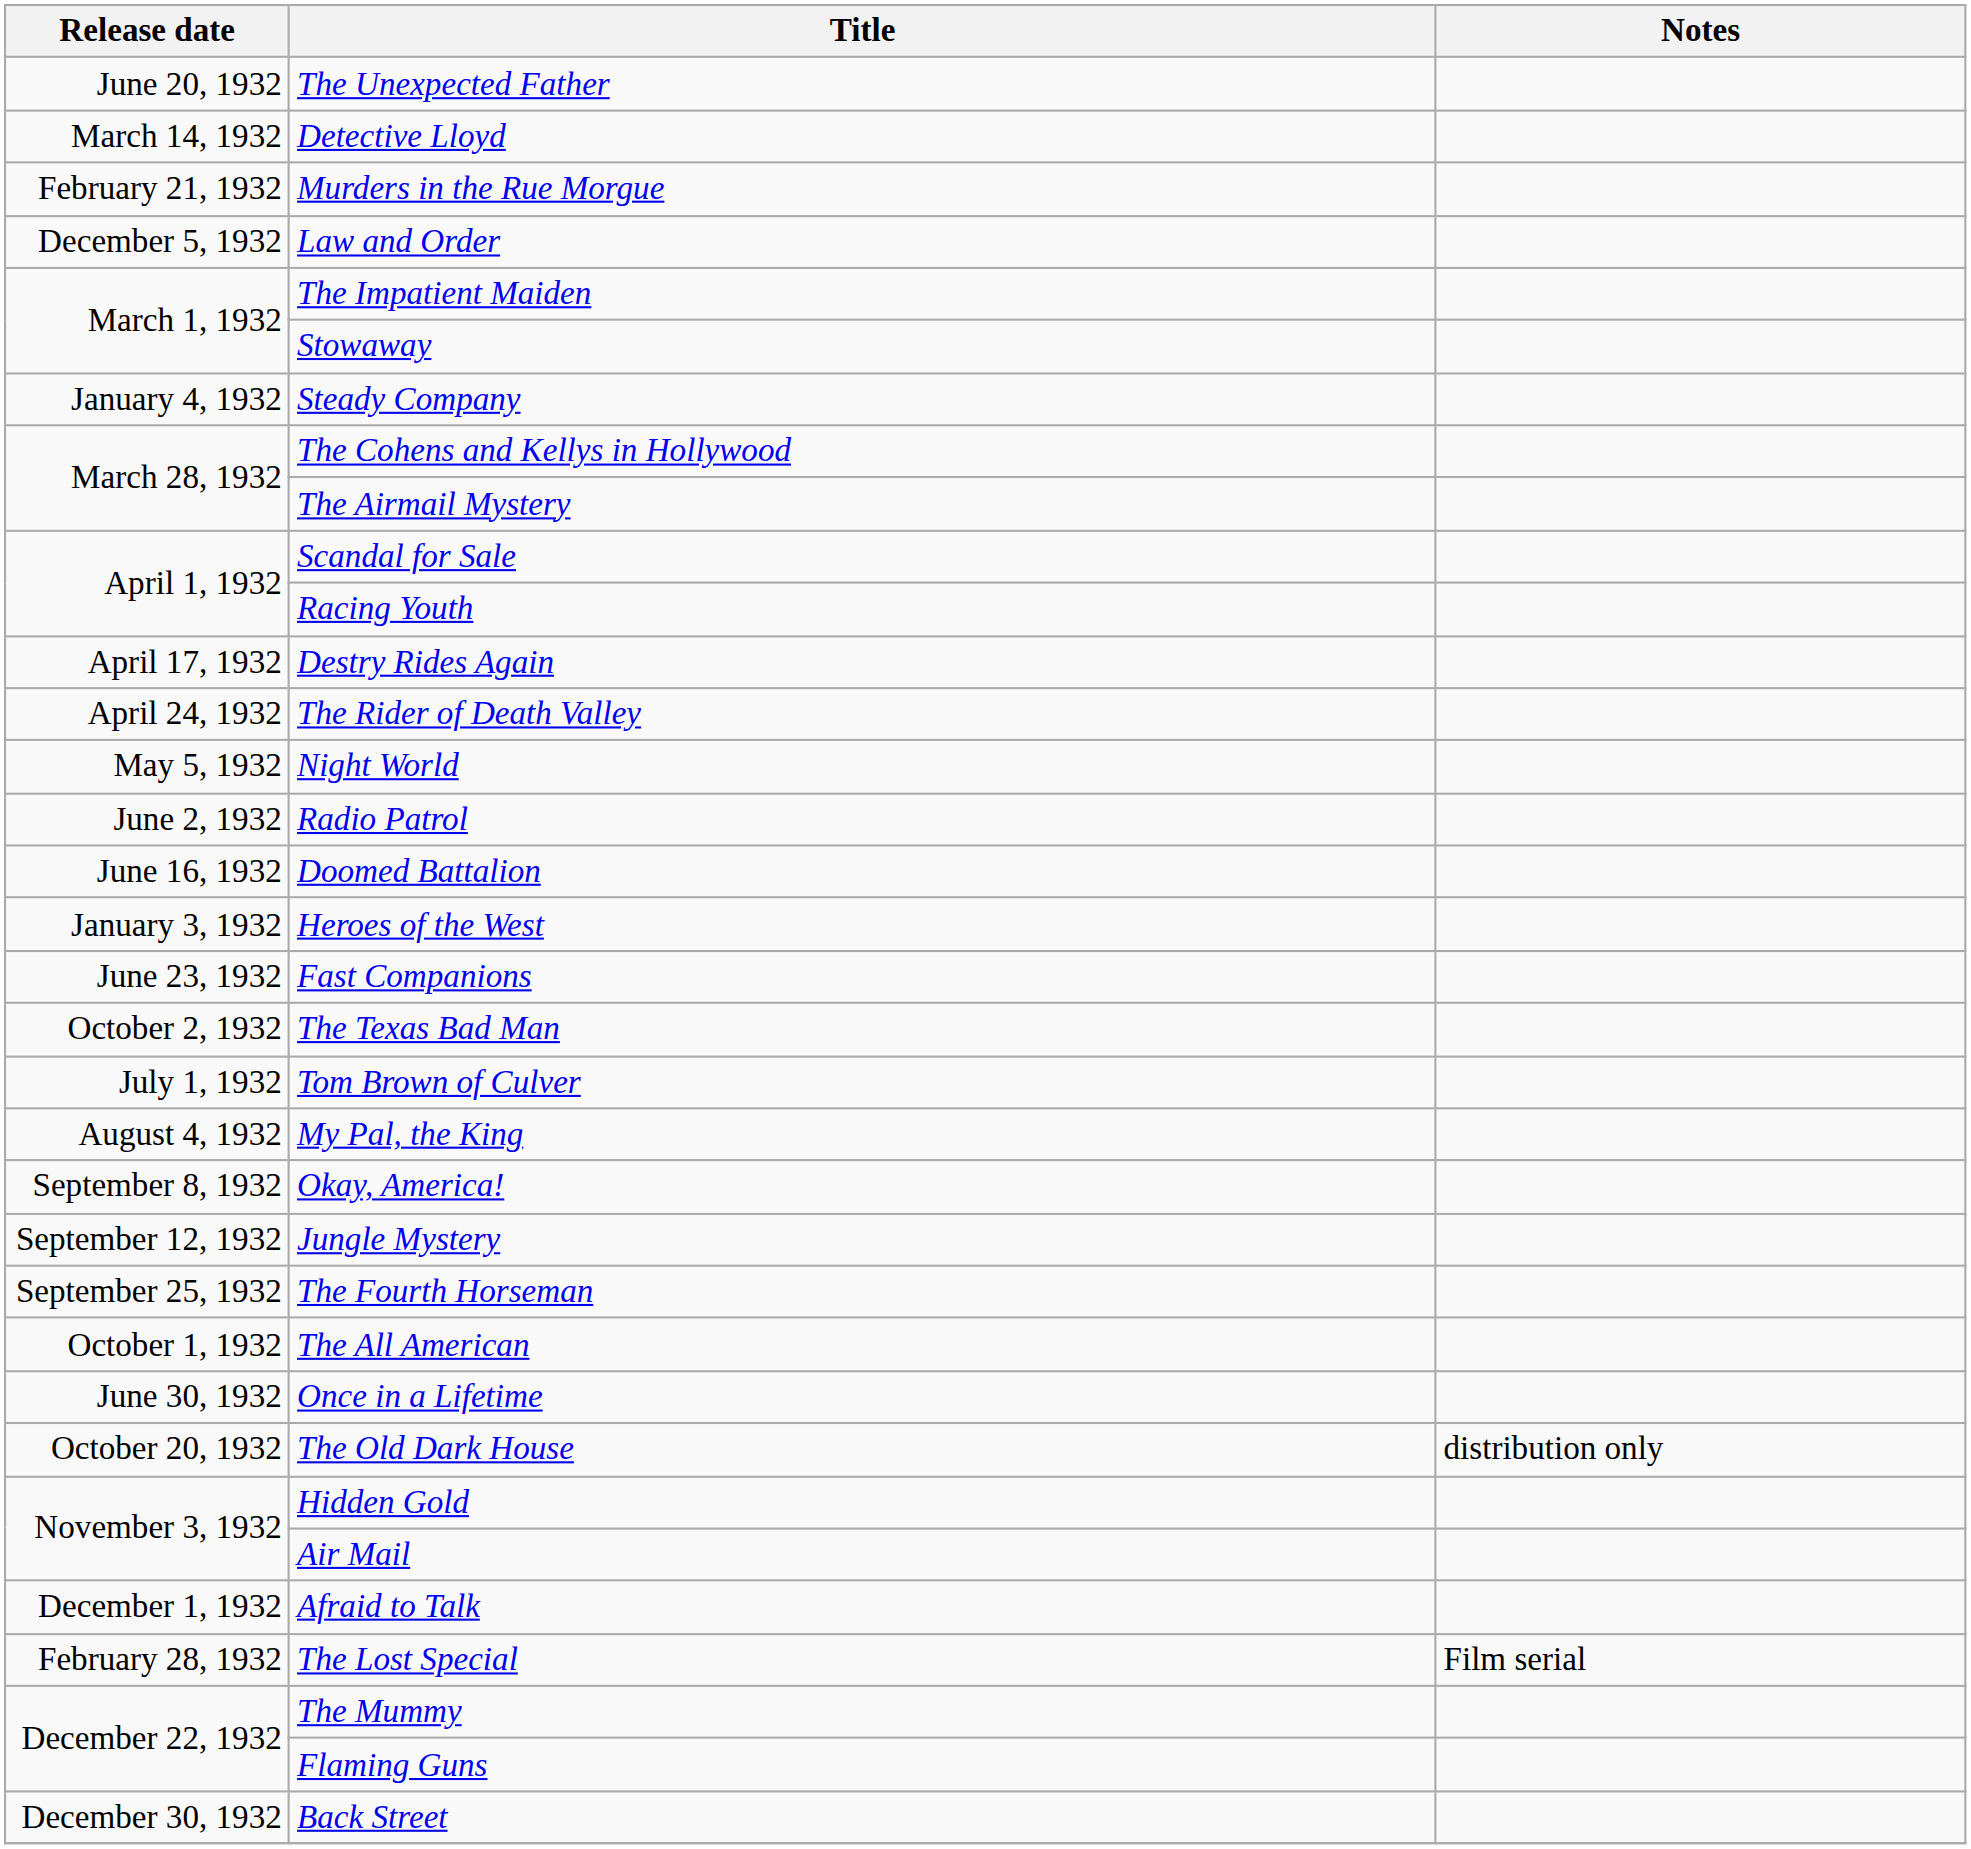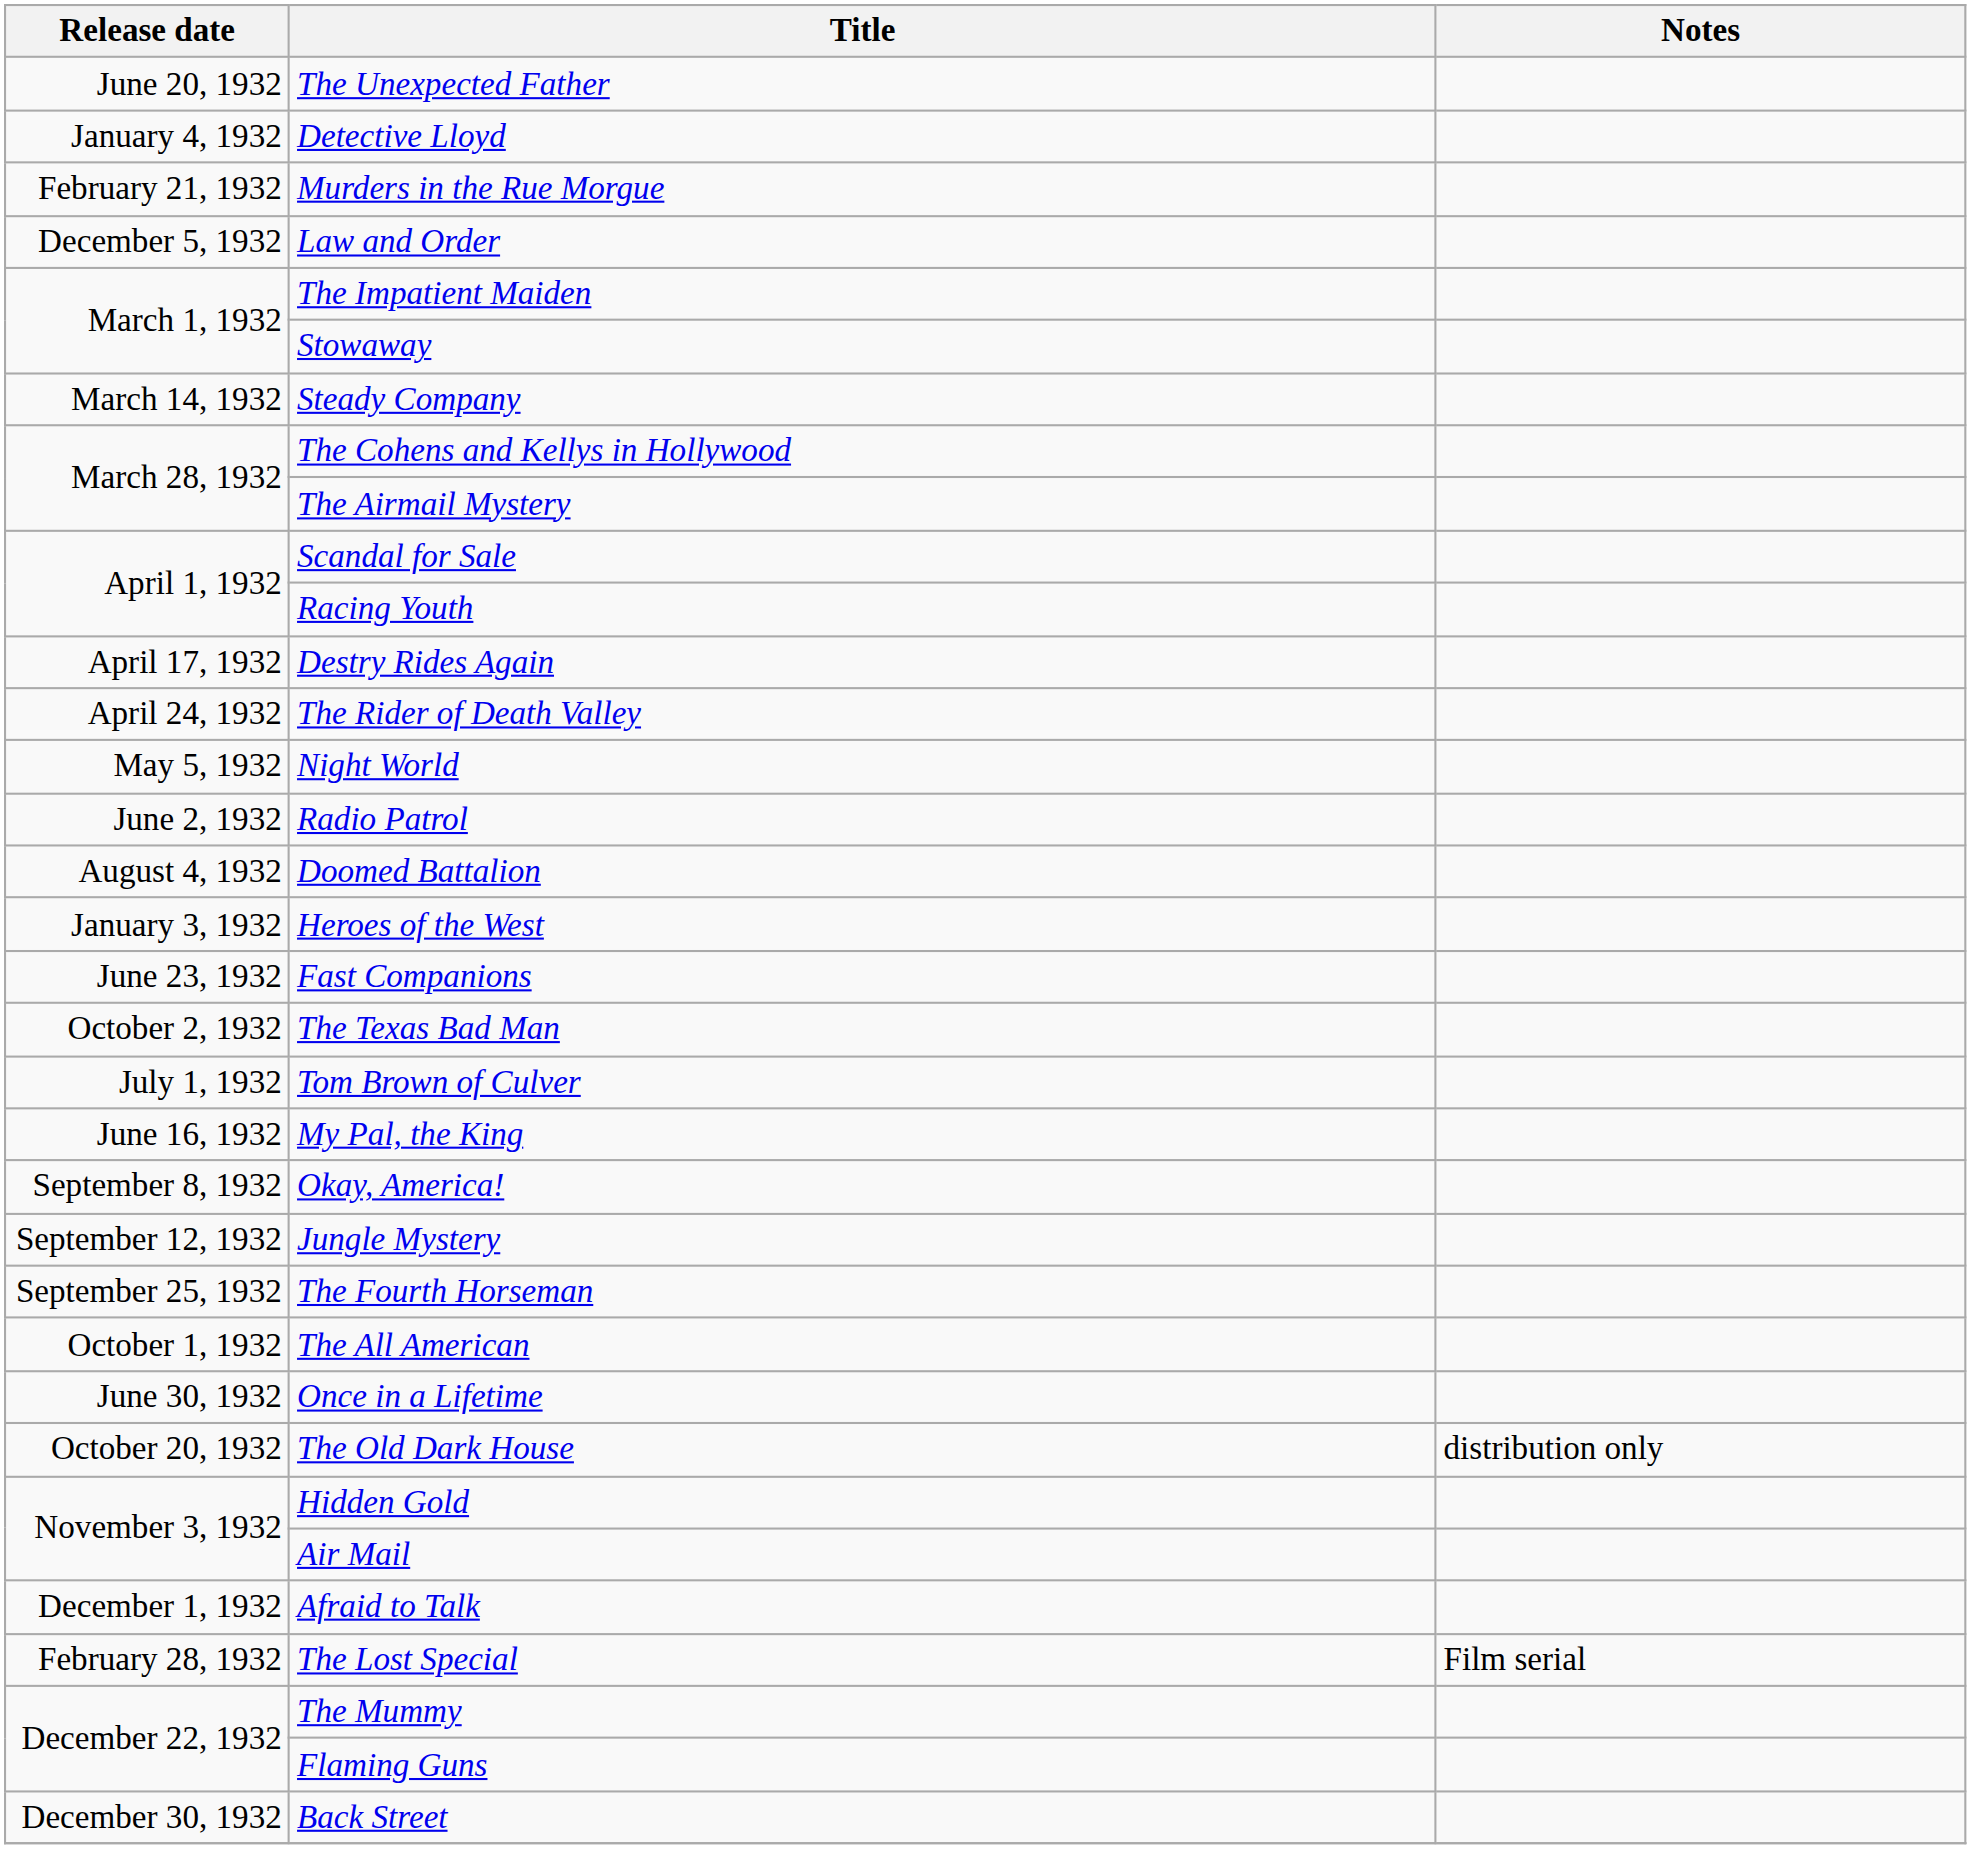(176, 135) March 14, 1932 -> (176, 135) January 4, 1932
(176, 398) January 4, 1932 -> (176, 398) March 14, 1932
(189, 871) June 16, 1932 -> (180, 871) August 4, 1932
(180, 1133) August 4, 1932 -> (189, 1133) June 16, 1932
